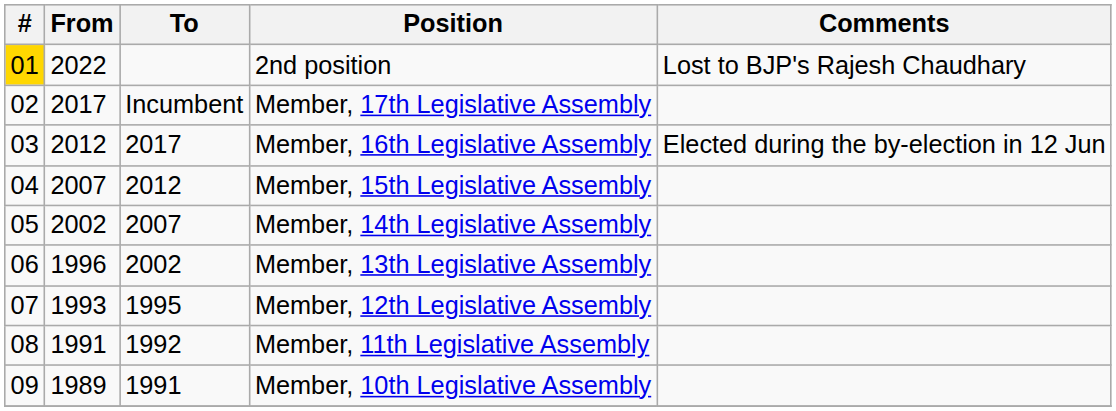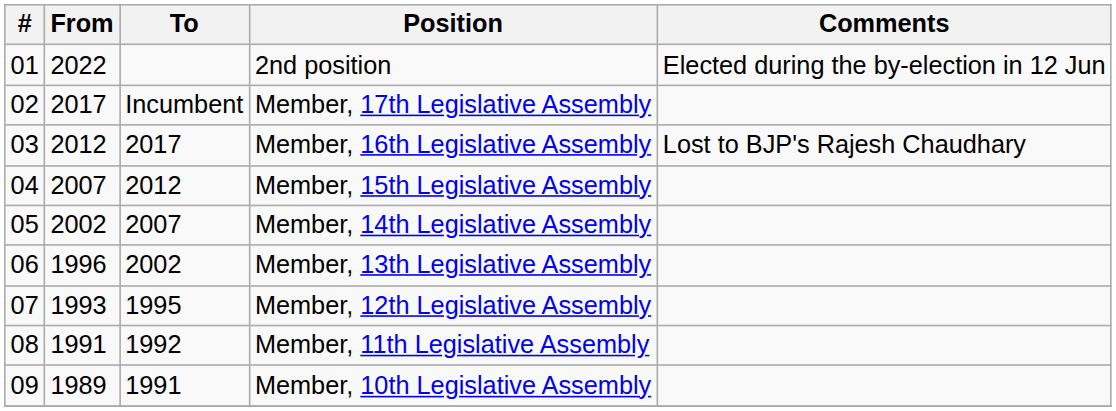(25, 64) gold background -> (25, 64) no background
(844, 64) Lost to BJP's Rajesh Chaudhary -> (884, 64) Elected during the by-election in 12 Jun
(884, 144) Elected during the by-election in 12 Jun -> (844, 144) Lost to BJP's Rajesh Chaudhary
